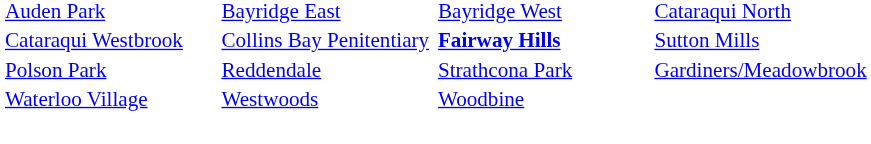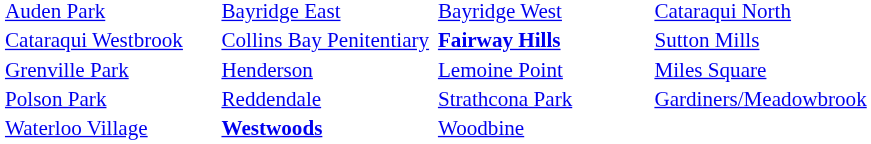+ row: (67, 69)
(270, 98) normal -> (272, 127) bold
